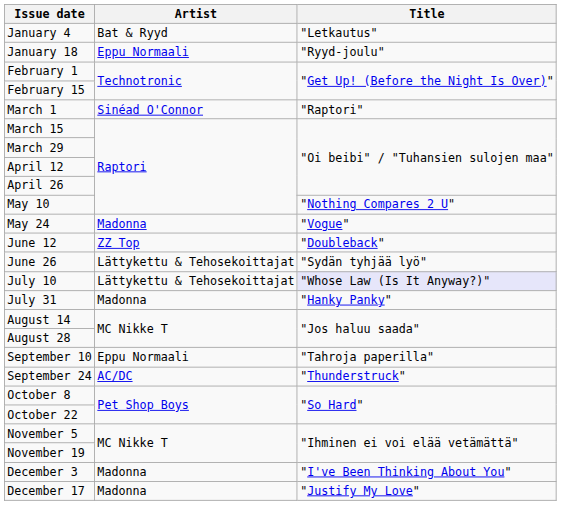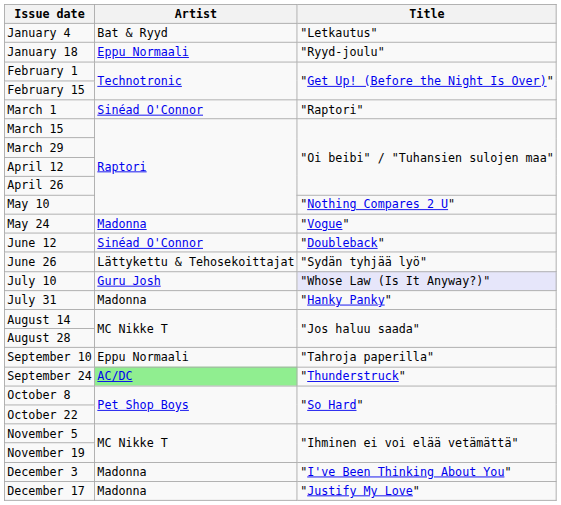(118, 243) ZZ Top -> (150, 243) Sinéad O'Connor
(196, 281) Lättykettu & Tehosekoittajat -> (129, 281) Guru Josh
(115, 376) no background -> (115, 376) lightgreen background
